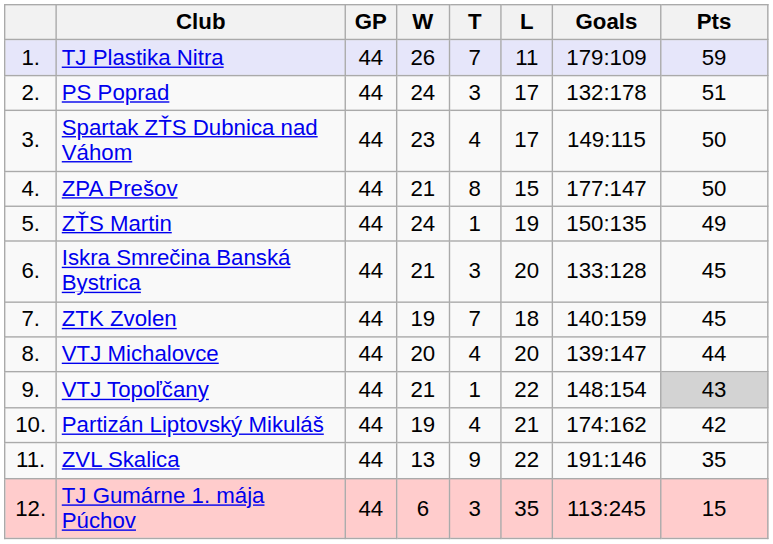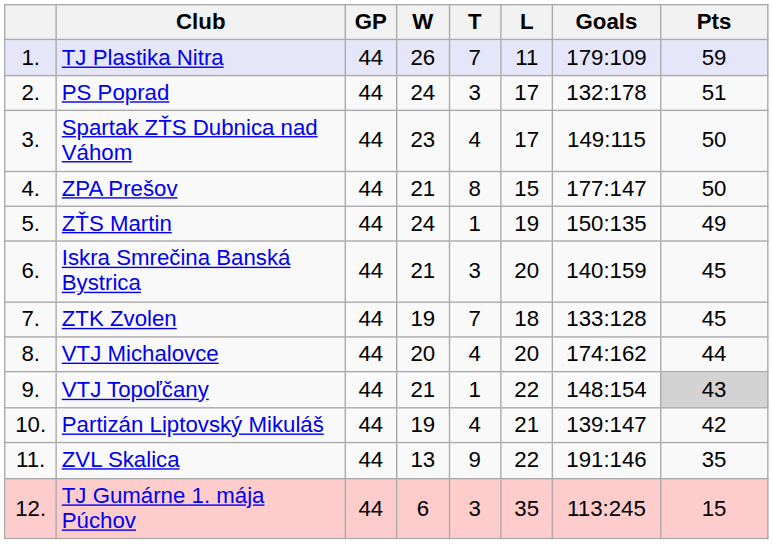(606, 271) 133:128 -> (606, 271) 140:159
(606, 319) 140:159 -> (606, 319) 133:128
(606, 354) 139:147 -> (606, 354) 174:162
(606, 424) 174:162 -> (606, 424) 139:147
